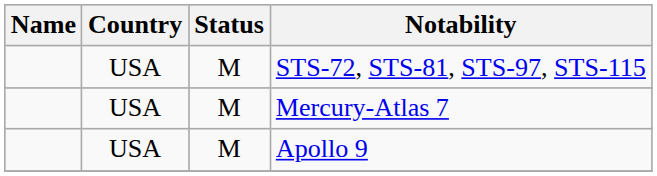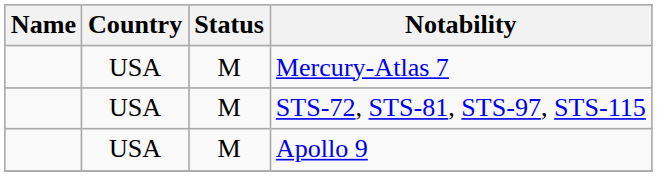rows swapped: (362, 107) <-> (461, 66)
